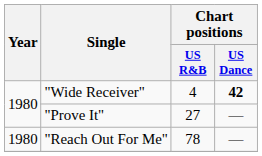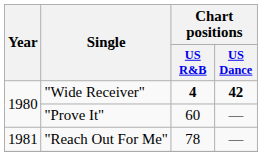(193, 92) normal -> (193, 92) bold
(193, 115) 27 -> (193, 115) 60
(23, 139) 1980 -> (23, 139) 1981
